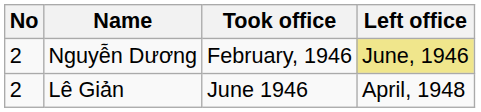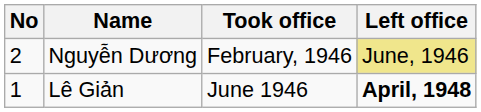(16, 90) 2 -> (16, 90) 1
(414, 90) normal -> (417, 90) bold
